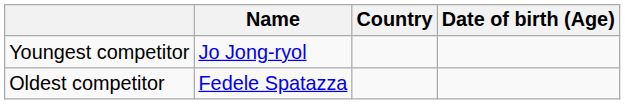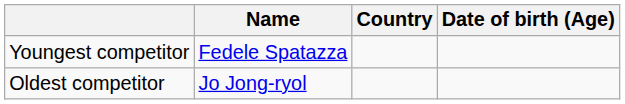(253, 51) Jo Jong-ryol -> (273, 51) Fedele Spatazza
(273, 83) Fedele Spatazza -> (253, 83) Jo Jong-ryol
